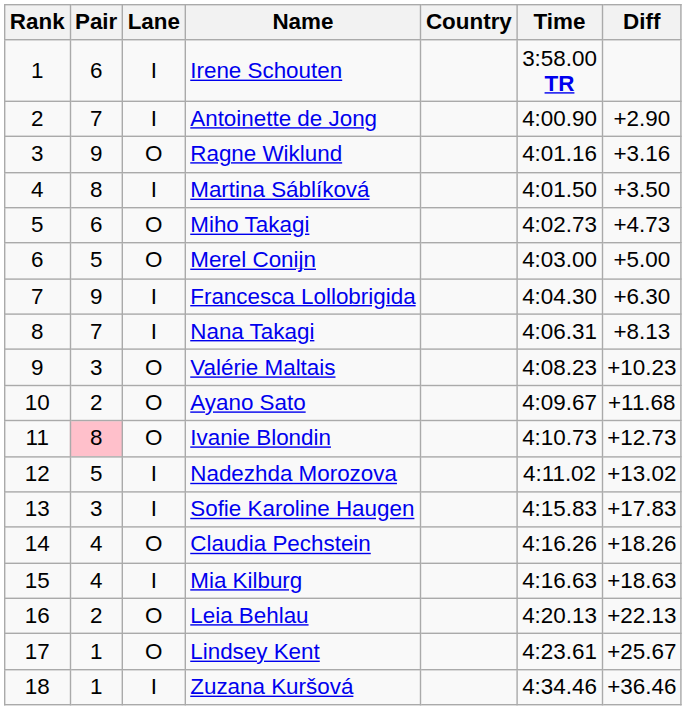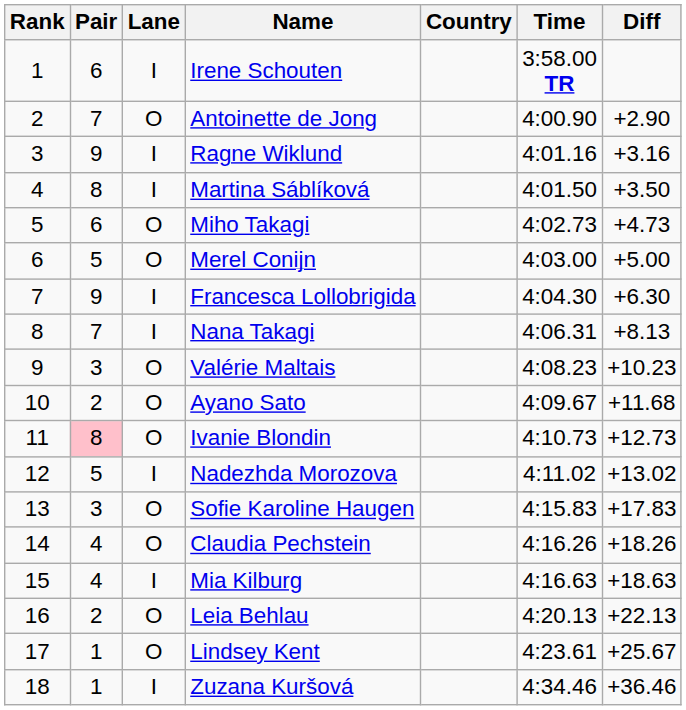(154, 118) I -> (154, 118) O
(154, 154) O -> (154, 154) I
(154, 509) I -> (154, 509) O
